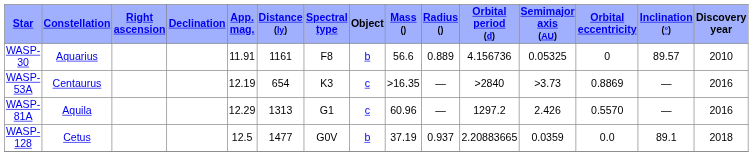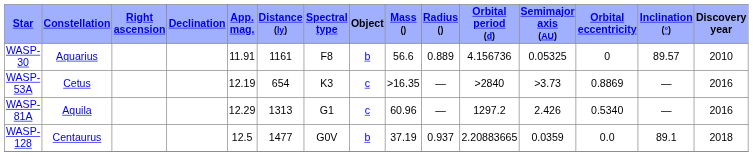(77, 84) Centaurus -> (77, 84) Cetus
(607, 111) 0.5570 -> (607, 111) 0.5340
(77, 138) Cetus -> (77, 138) Centaurus
